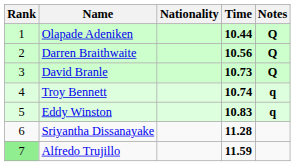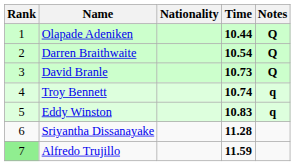(238, 53) 10.56 -> (238, 53) 10.54
